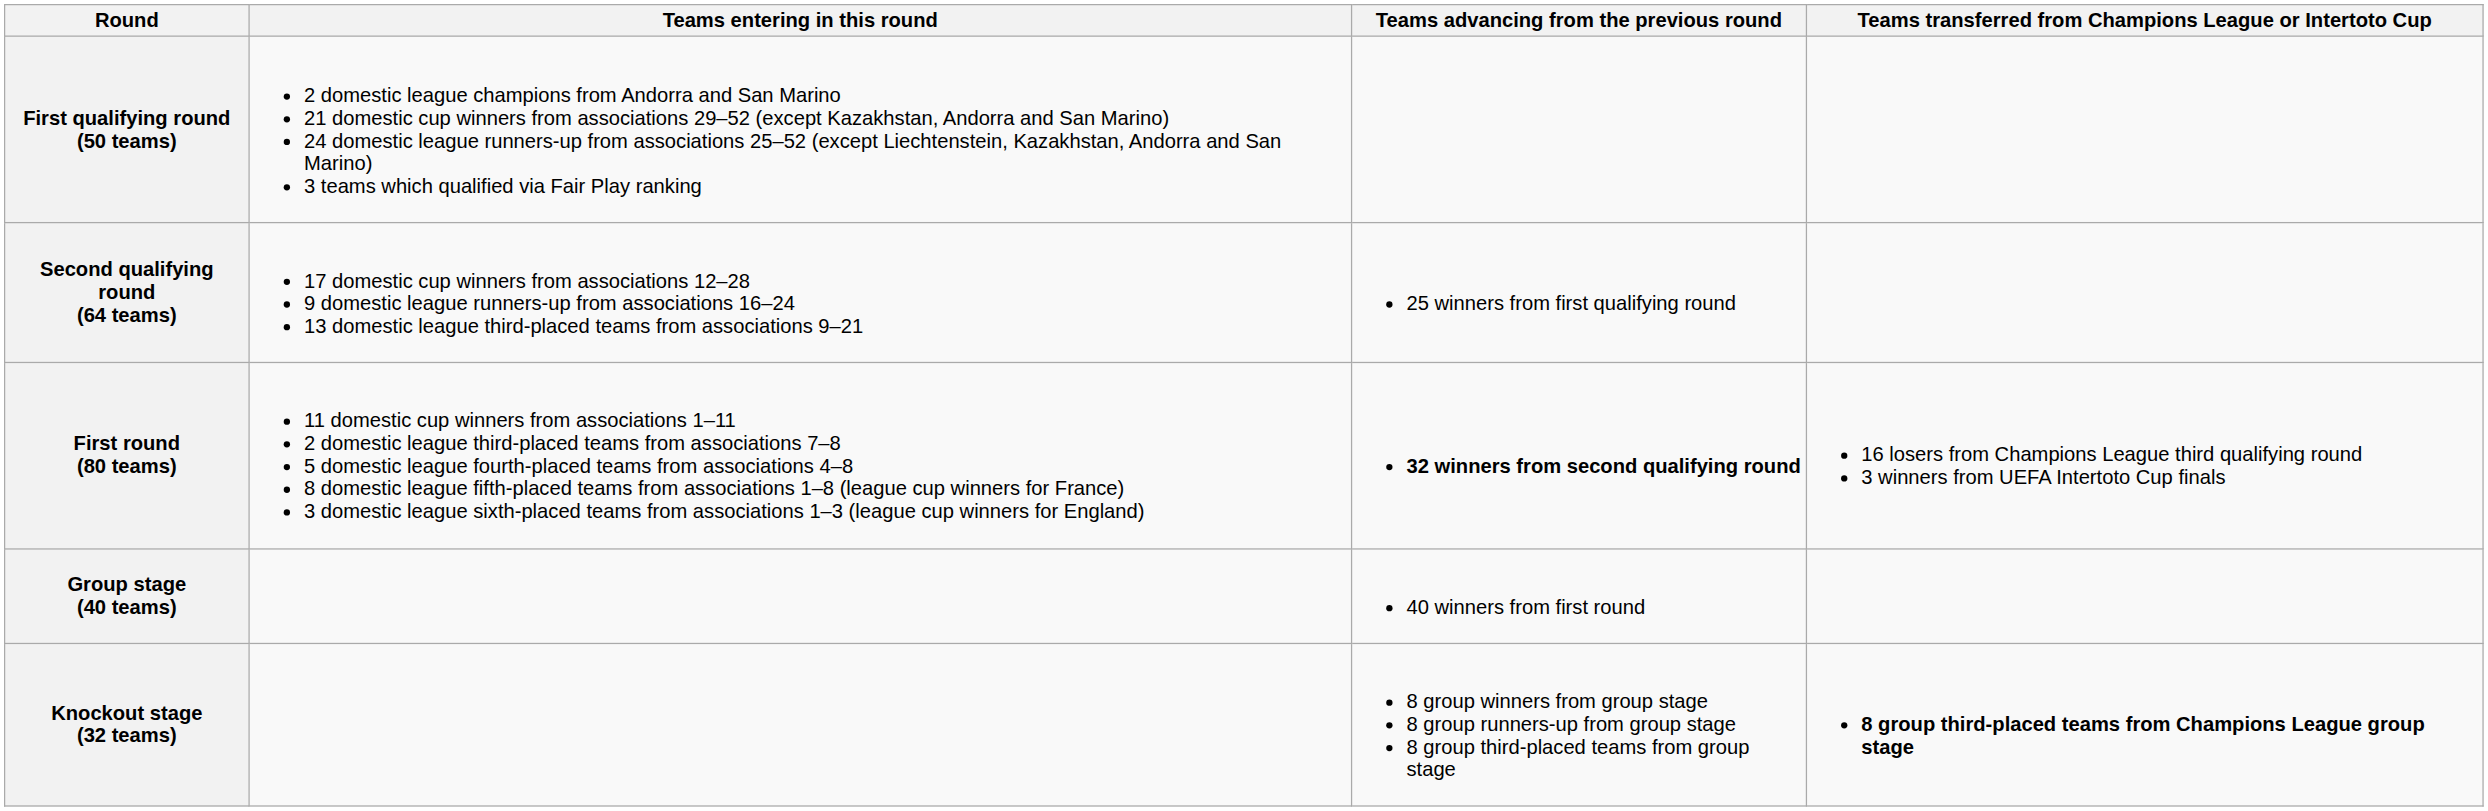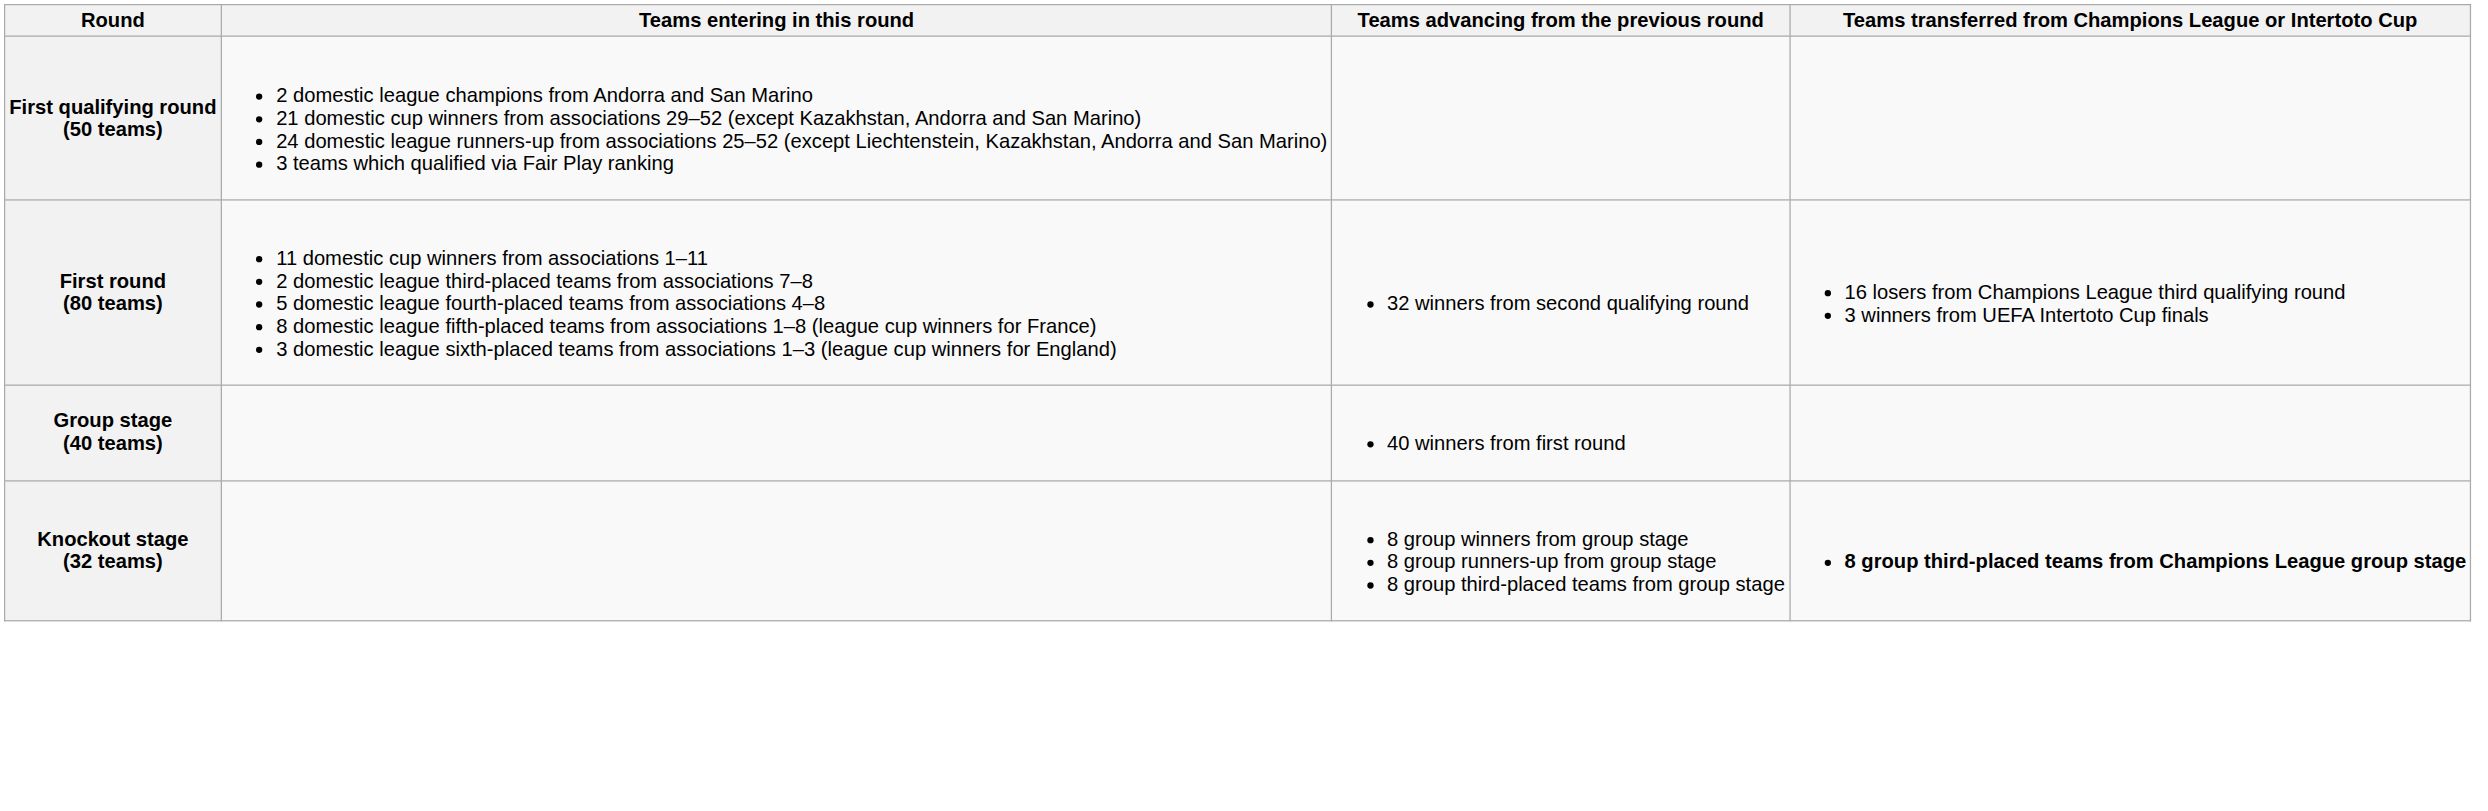- row: (127, 292)
(1579, 467) bold -> (1561, 304) normal
